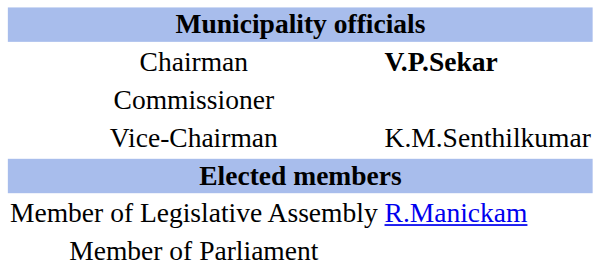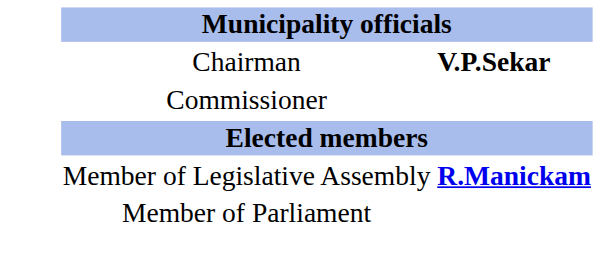- row: (194, 137)
(456, 213) normal -> (514, 175) bold
